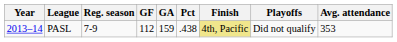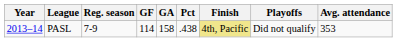(147, 28) 112 -> (147, 28) 114
(167, 28) 159 -> (167, 28) 158
